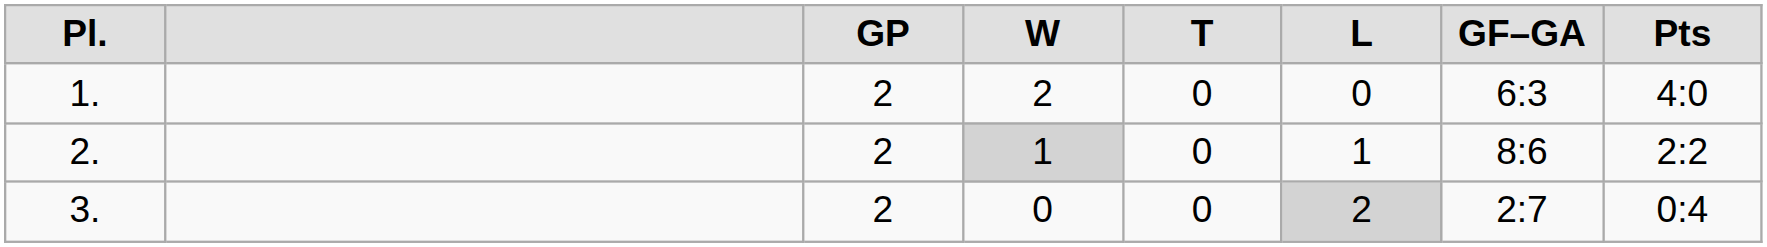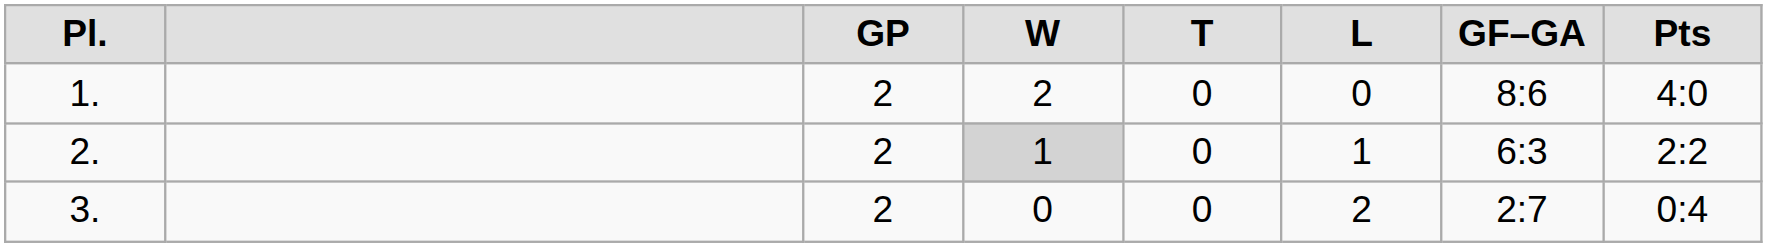(1522, 92) 6:3 -> (1522, 92) 8:6
(1522, 151) 8:6 -> (1522, 151) 6:3
(1362, 210) lightgrey background -> (1362, 210) no background
